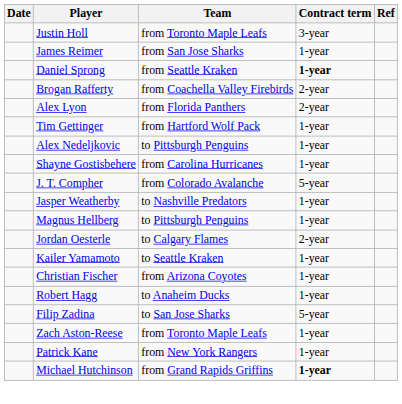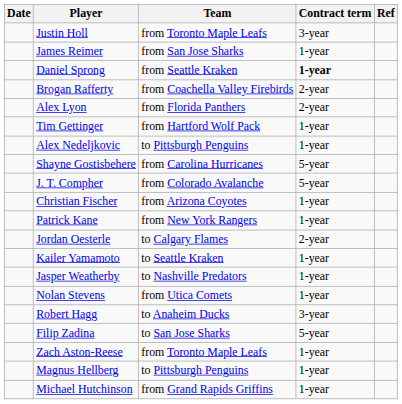(314, 164) 1-year -> (314, 164) 5-year
rows swapped: (77, 276) <-> (78, 201)
rows swapped: (77, 220) <-> (67, 351)
+ row: (71, 295)
(314, 295) 1-year -> (314, 314) 3-year
(315, 370) bold -> (314, 389) normal
